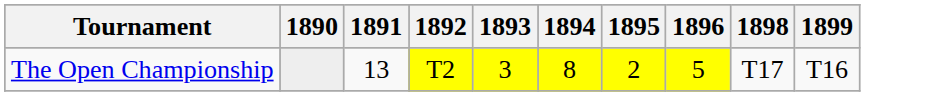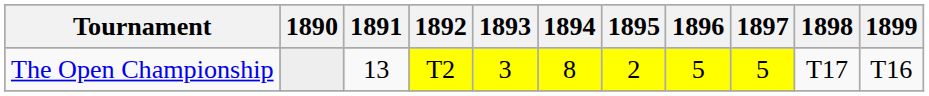+ column: (763, 26)
